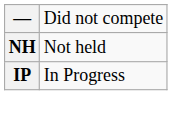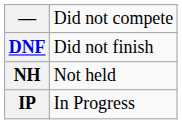+ row: (27, 47)
